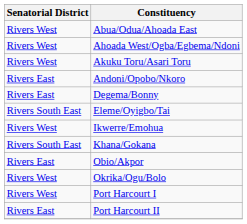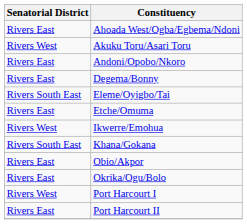- row: (145, 29)
(32, 45) Rivers West -> (31, 29) Rivers East
+ row: (123, 111)
(32, 177) Rivers West -> (31, 177) Rivers East
